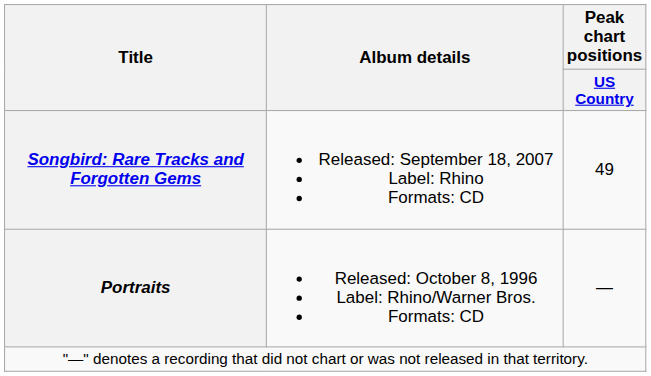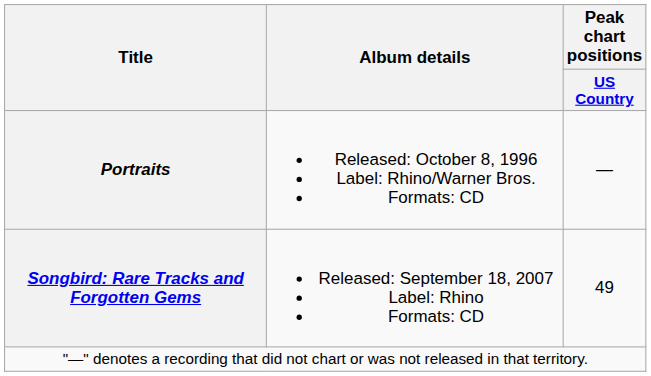rows swapped: (136, 287) <-> (136, 169)
